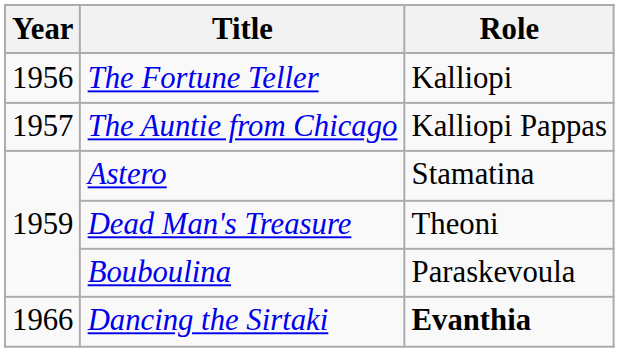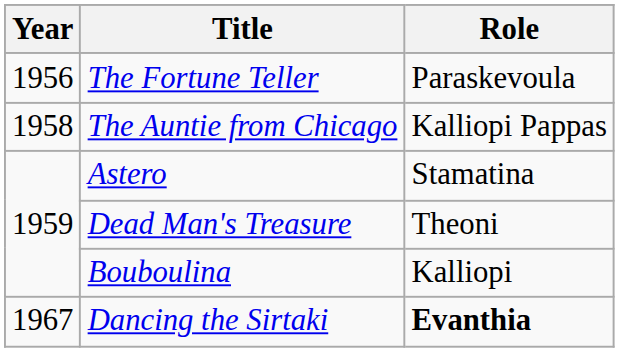(462, 77) Kalliopi -> (493, 77) Paraskevoula
(43, 126) 1957 -> (43, 126) 1958
(493, 272) Paraskevoula -> (462, 272) Kalliopi
(43, 321) 1966 -> (43, 321) 1967
